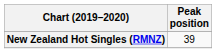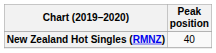(189, 39) 39 -> (189, 39) 40
